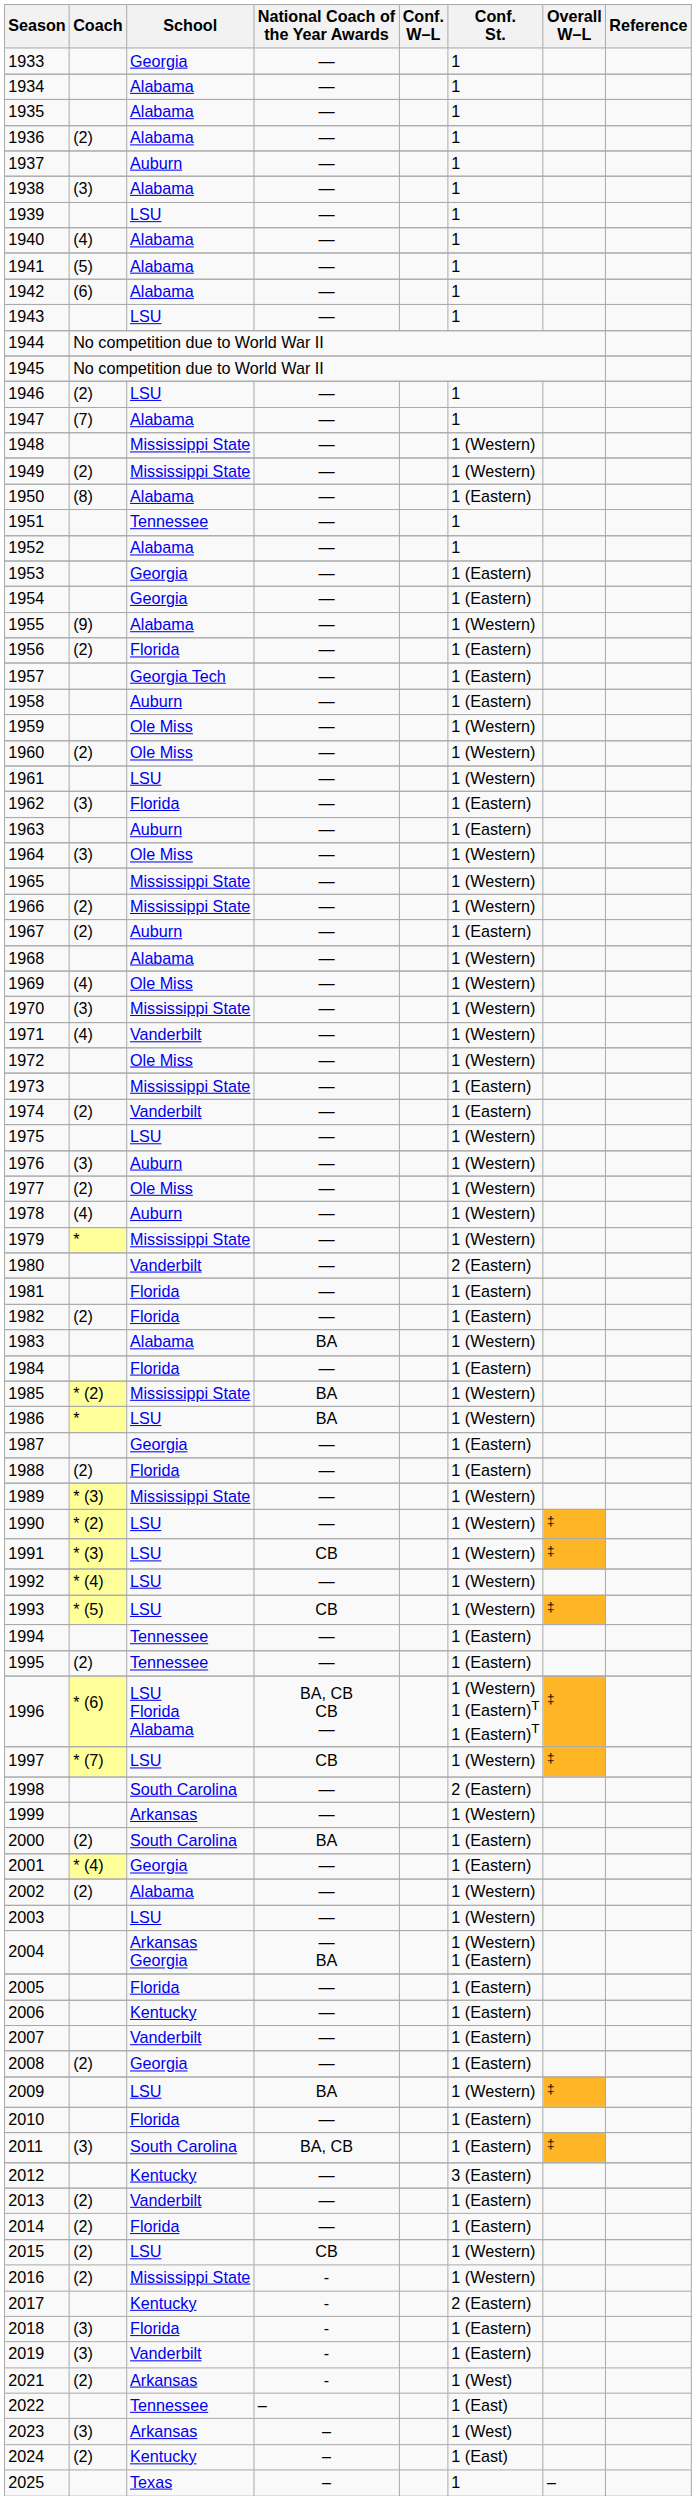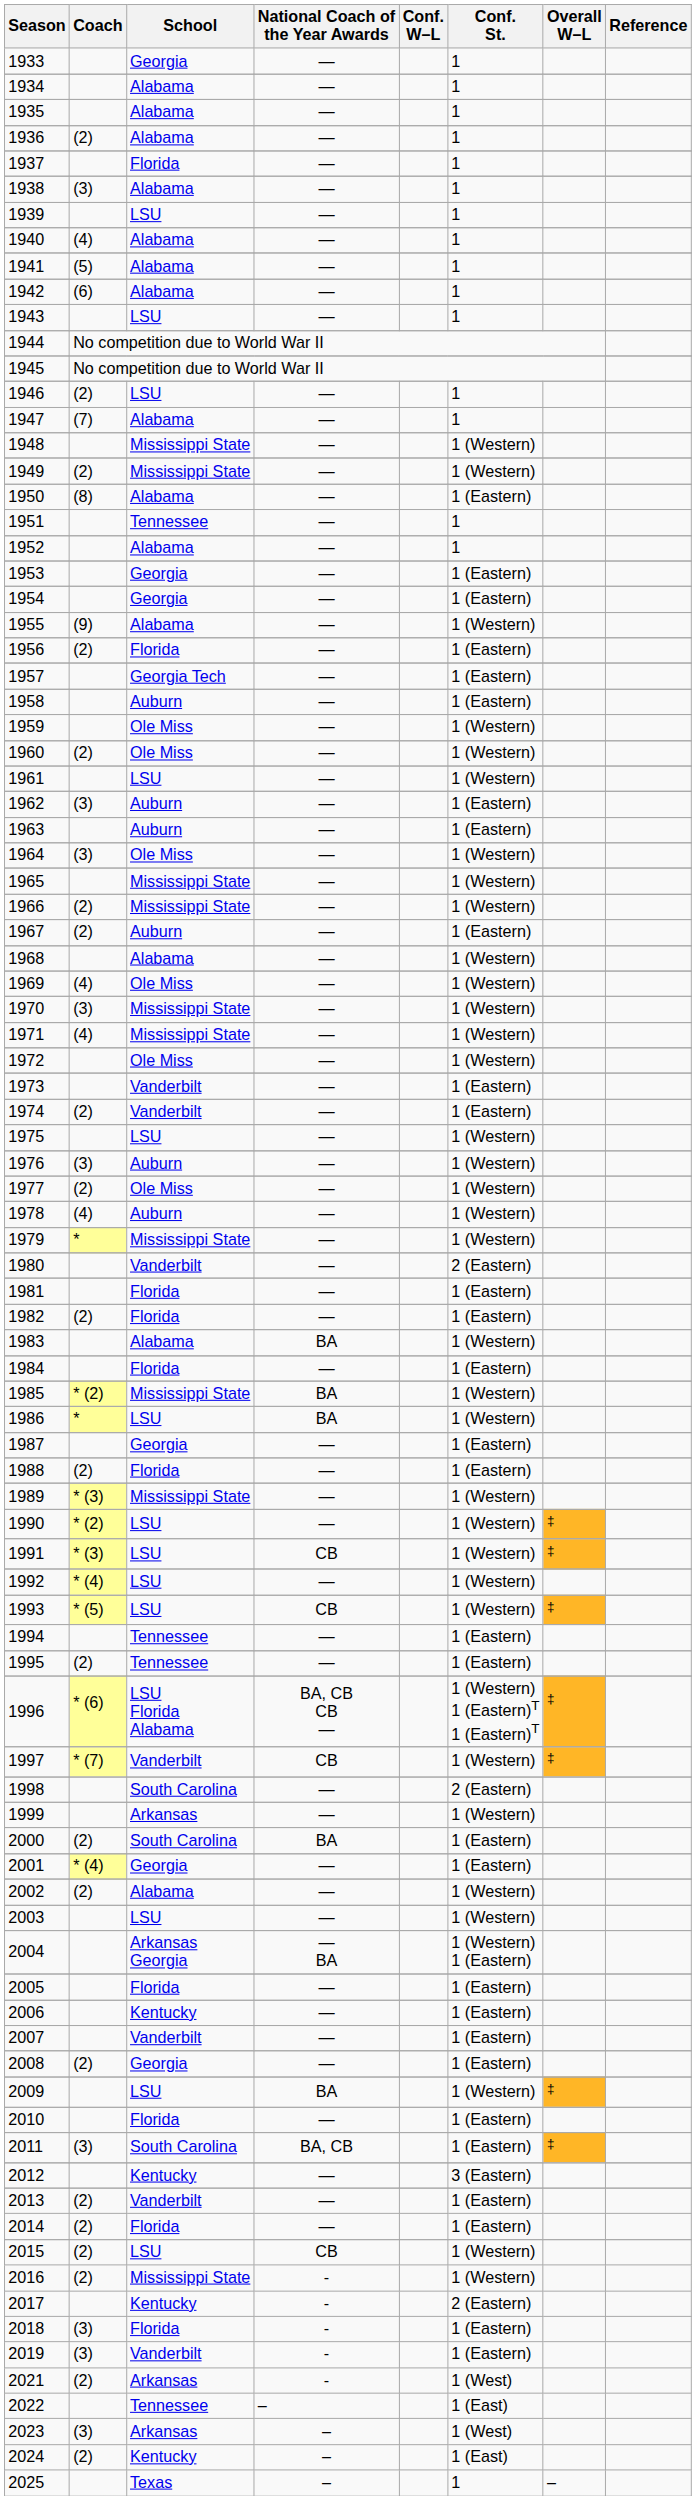(156, 163) Auburn -> (155, 163) Florida
(155, 804) Florida -> (156, 804) Auburn
(166, 1035) Vanderbilt -> (190, 1035) Mississippi State
(190, 1086) Mississippi State -> (166, 1086) Vanderbilt
(146, 1761) LSU -> (166, 1761) Vanderbilt
